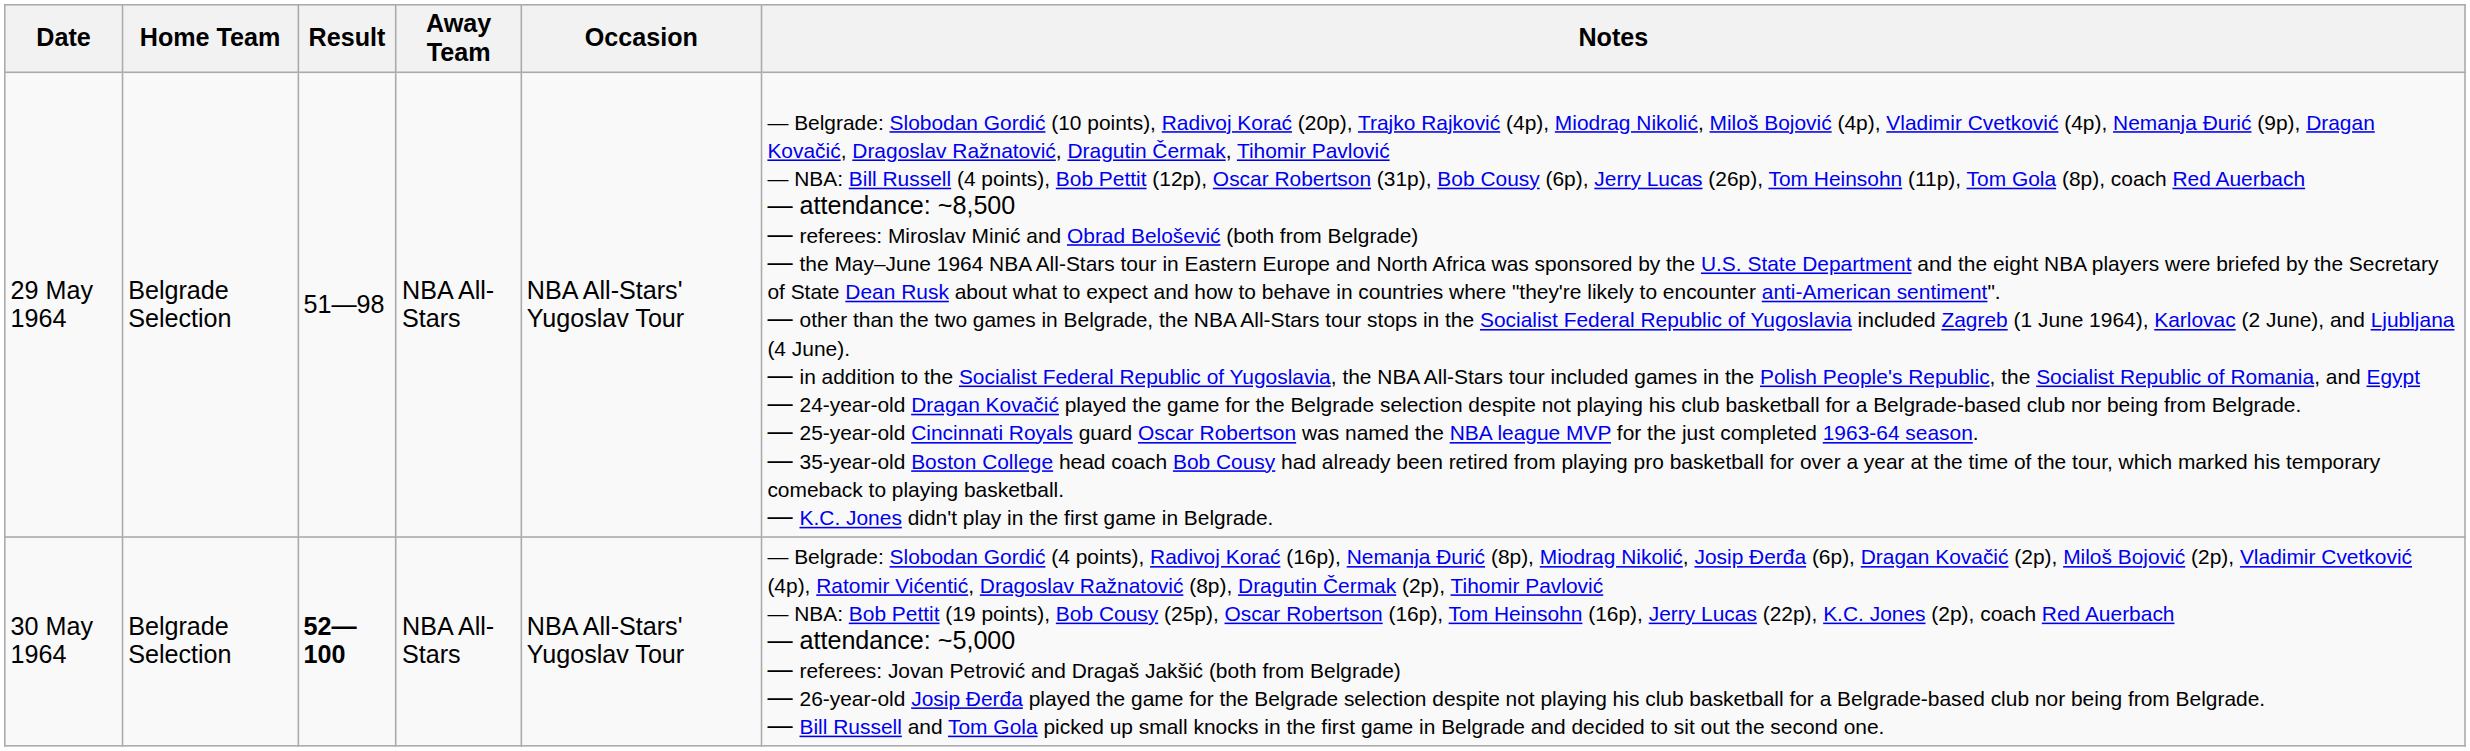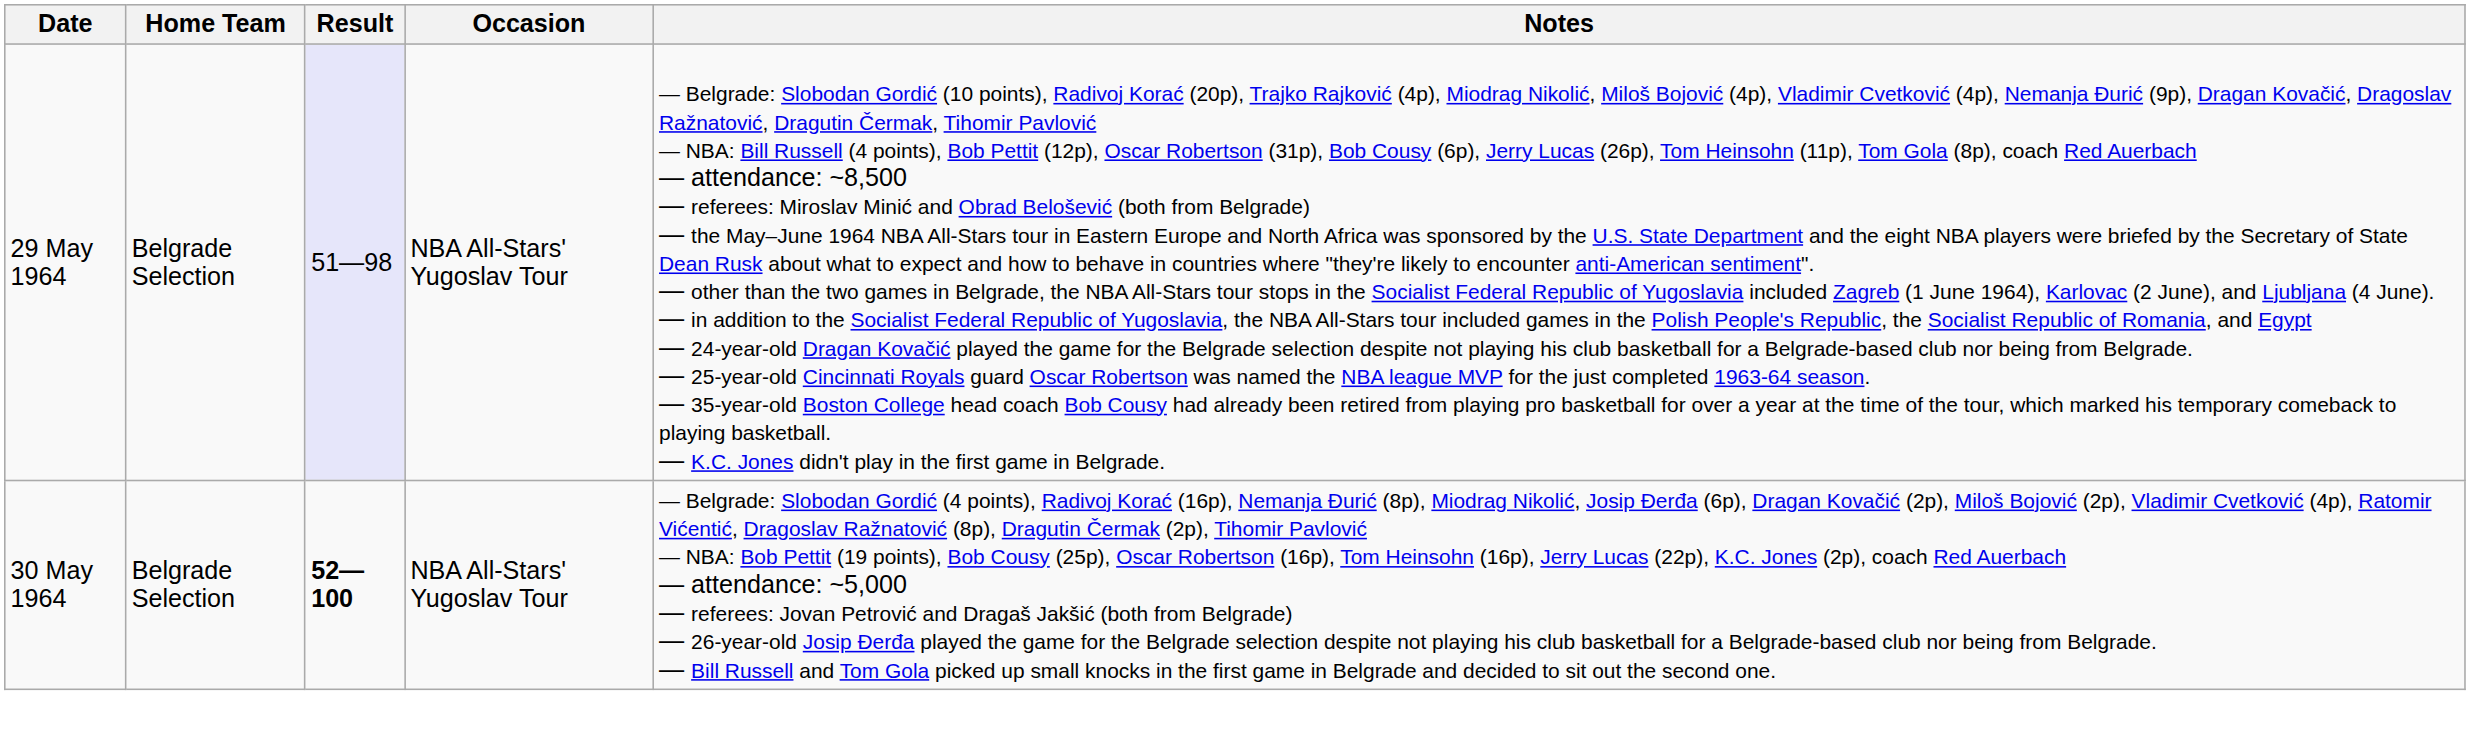- column: (459, 38)
(344, 304) no background -> (352, 262) lavender background
